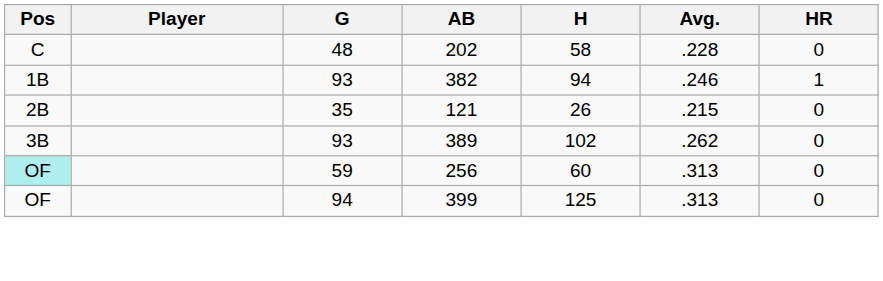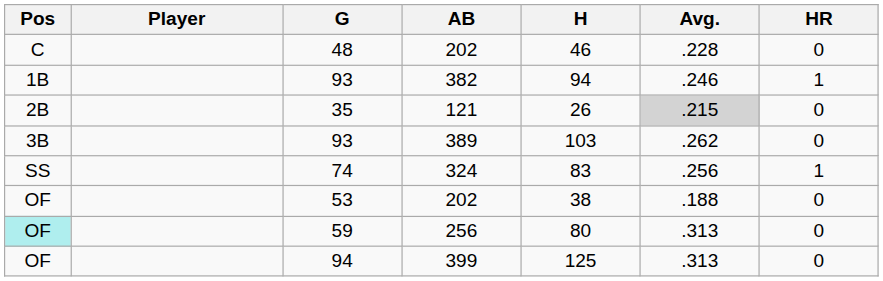(581, 49) 58 -> (581, 49) 46
(700, 110) no background -> (700, 110) lightgrey background
(581, 140) 102 -> (581, 140) 103
+ row: (342, 170)
+ row: (342, 200)
(581, 170) 60 -> (581, 230) 80
